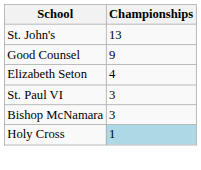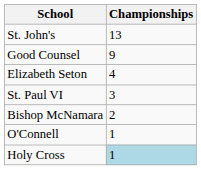(112, 114) 3 -> (112, 114) 2
+ row: (33, 134)
